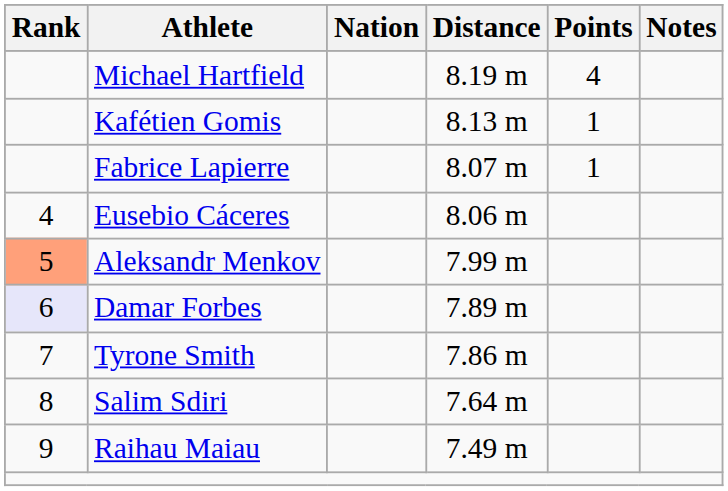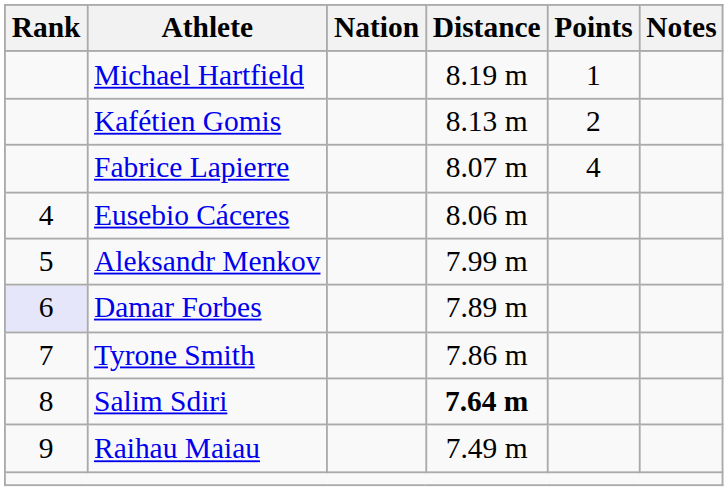(593, 74) 4 -> (593, 74) 1
(593, 121) 1 -> (593, 121) 2
(593, 167) 1 -> (593, 167) 4
(46, 261) lightsalmon background -> (46, 261) no background
(487, 401) normal -> (487, 401) bold
